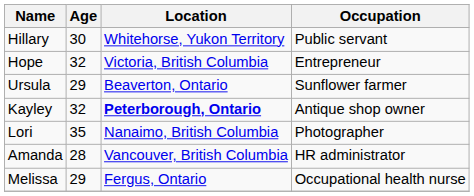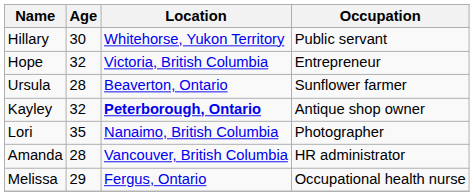(78, 86) 29 -> (78, 86) 28
